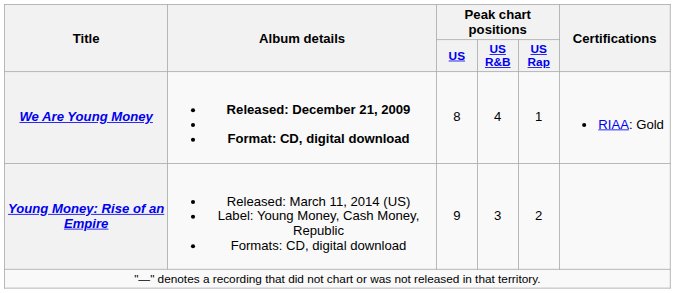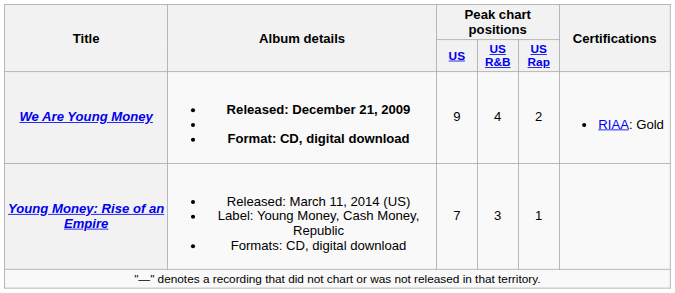(457, 117) 8 -> (457, 117) 9
(539, 117) 1 -> (539, 117) 2
(457, 216) 9 -> (457, 216) 7
(539, 216) 2 -> (539, 216) 1
